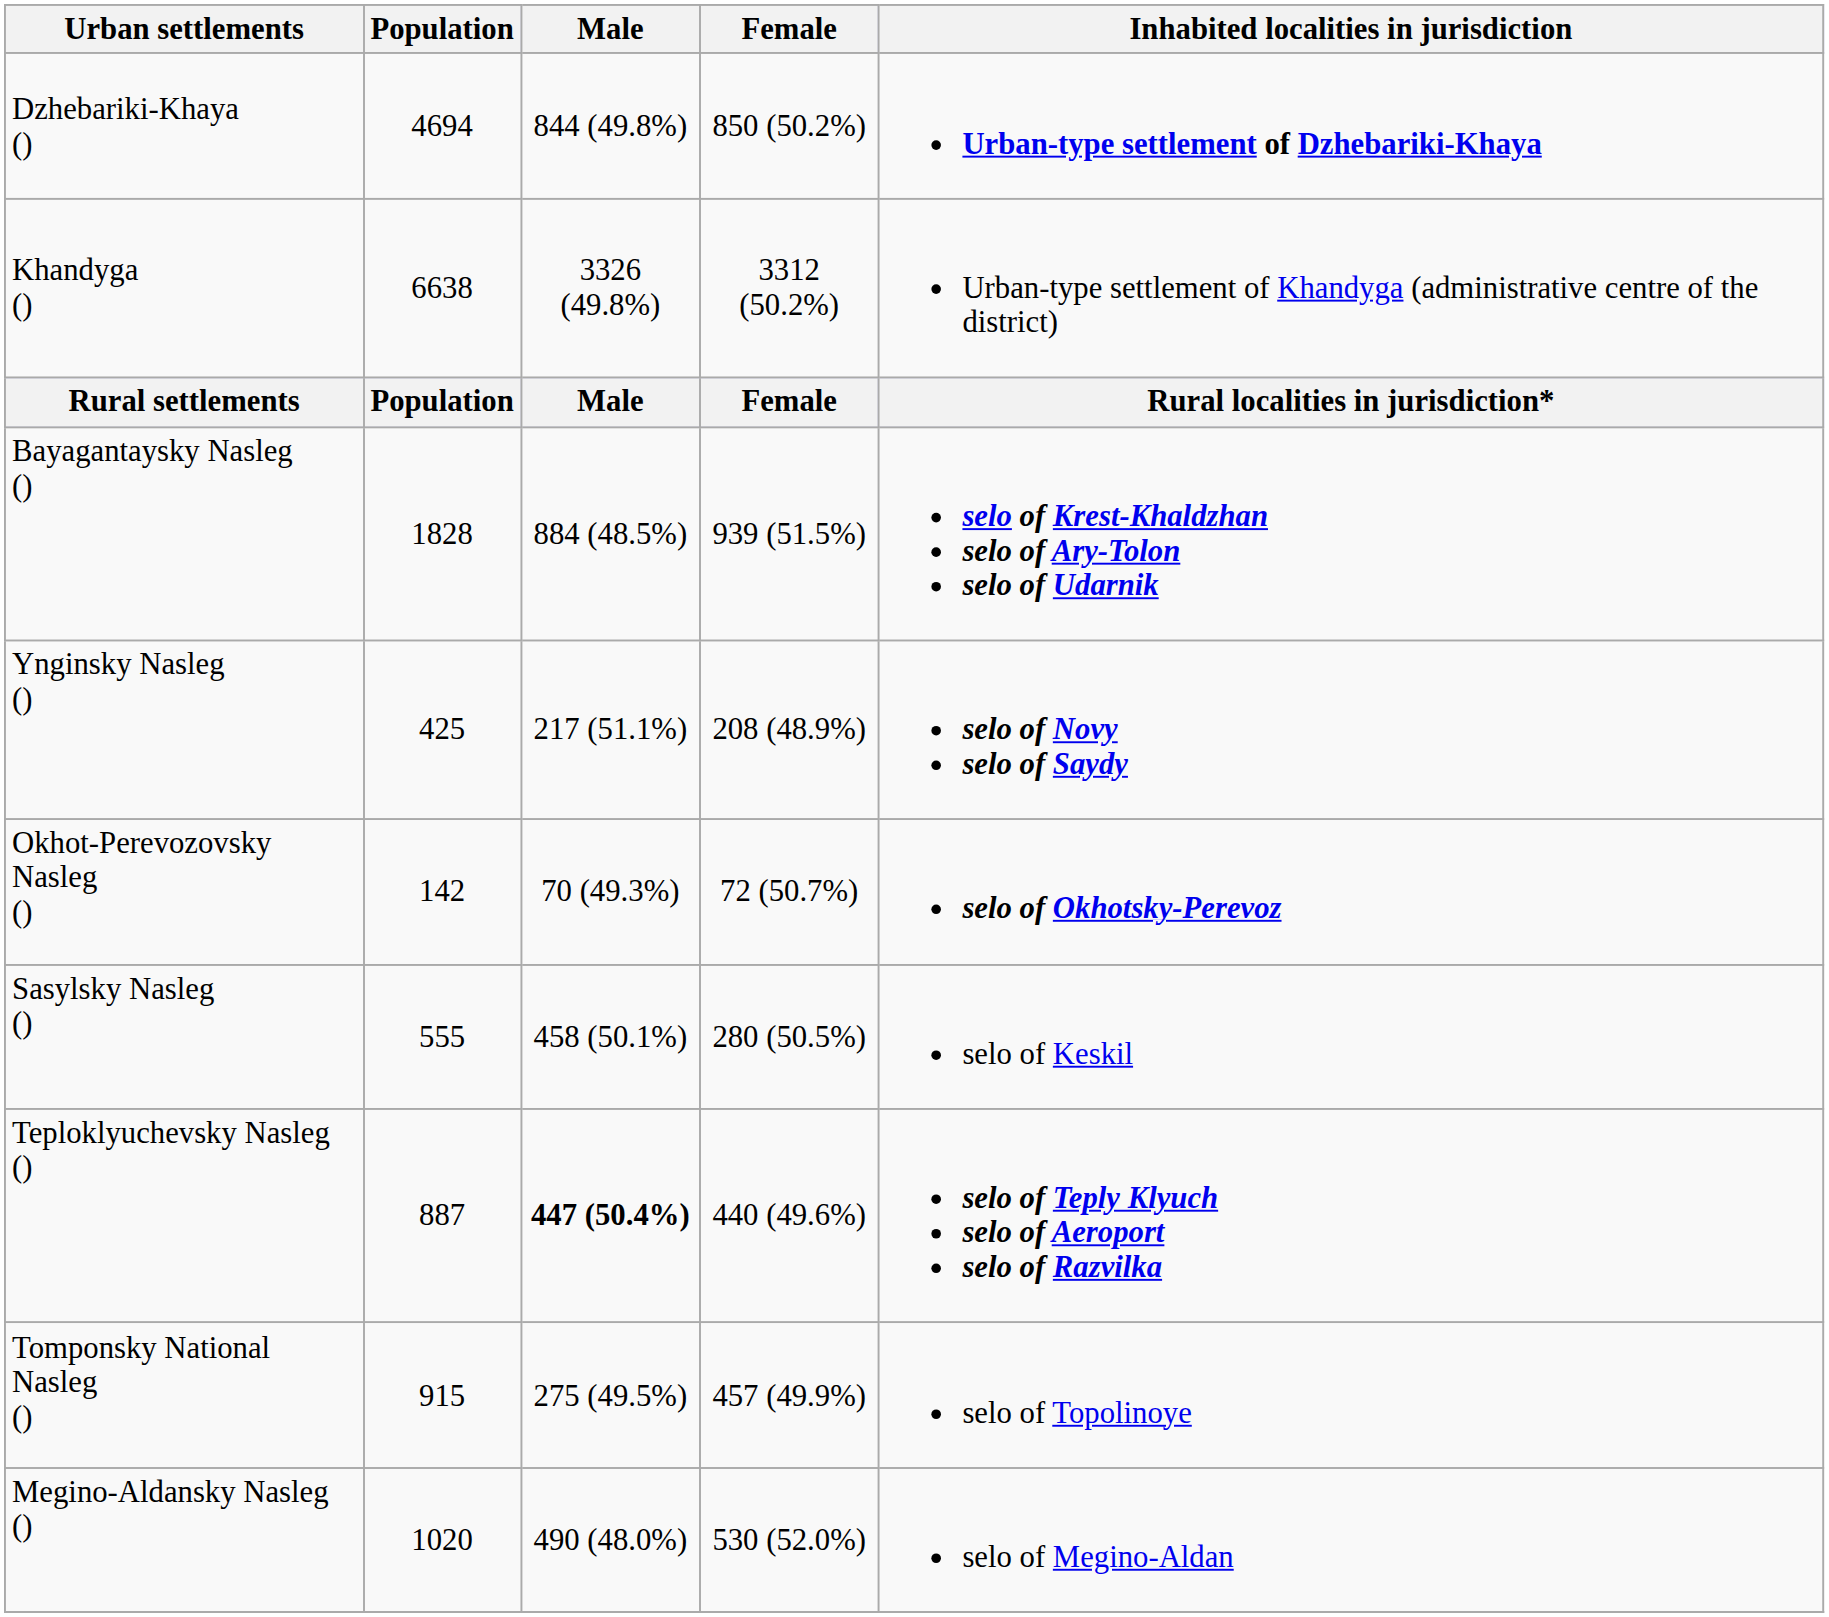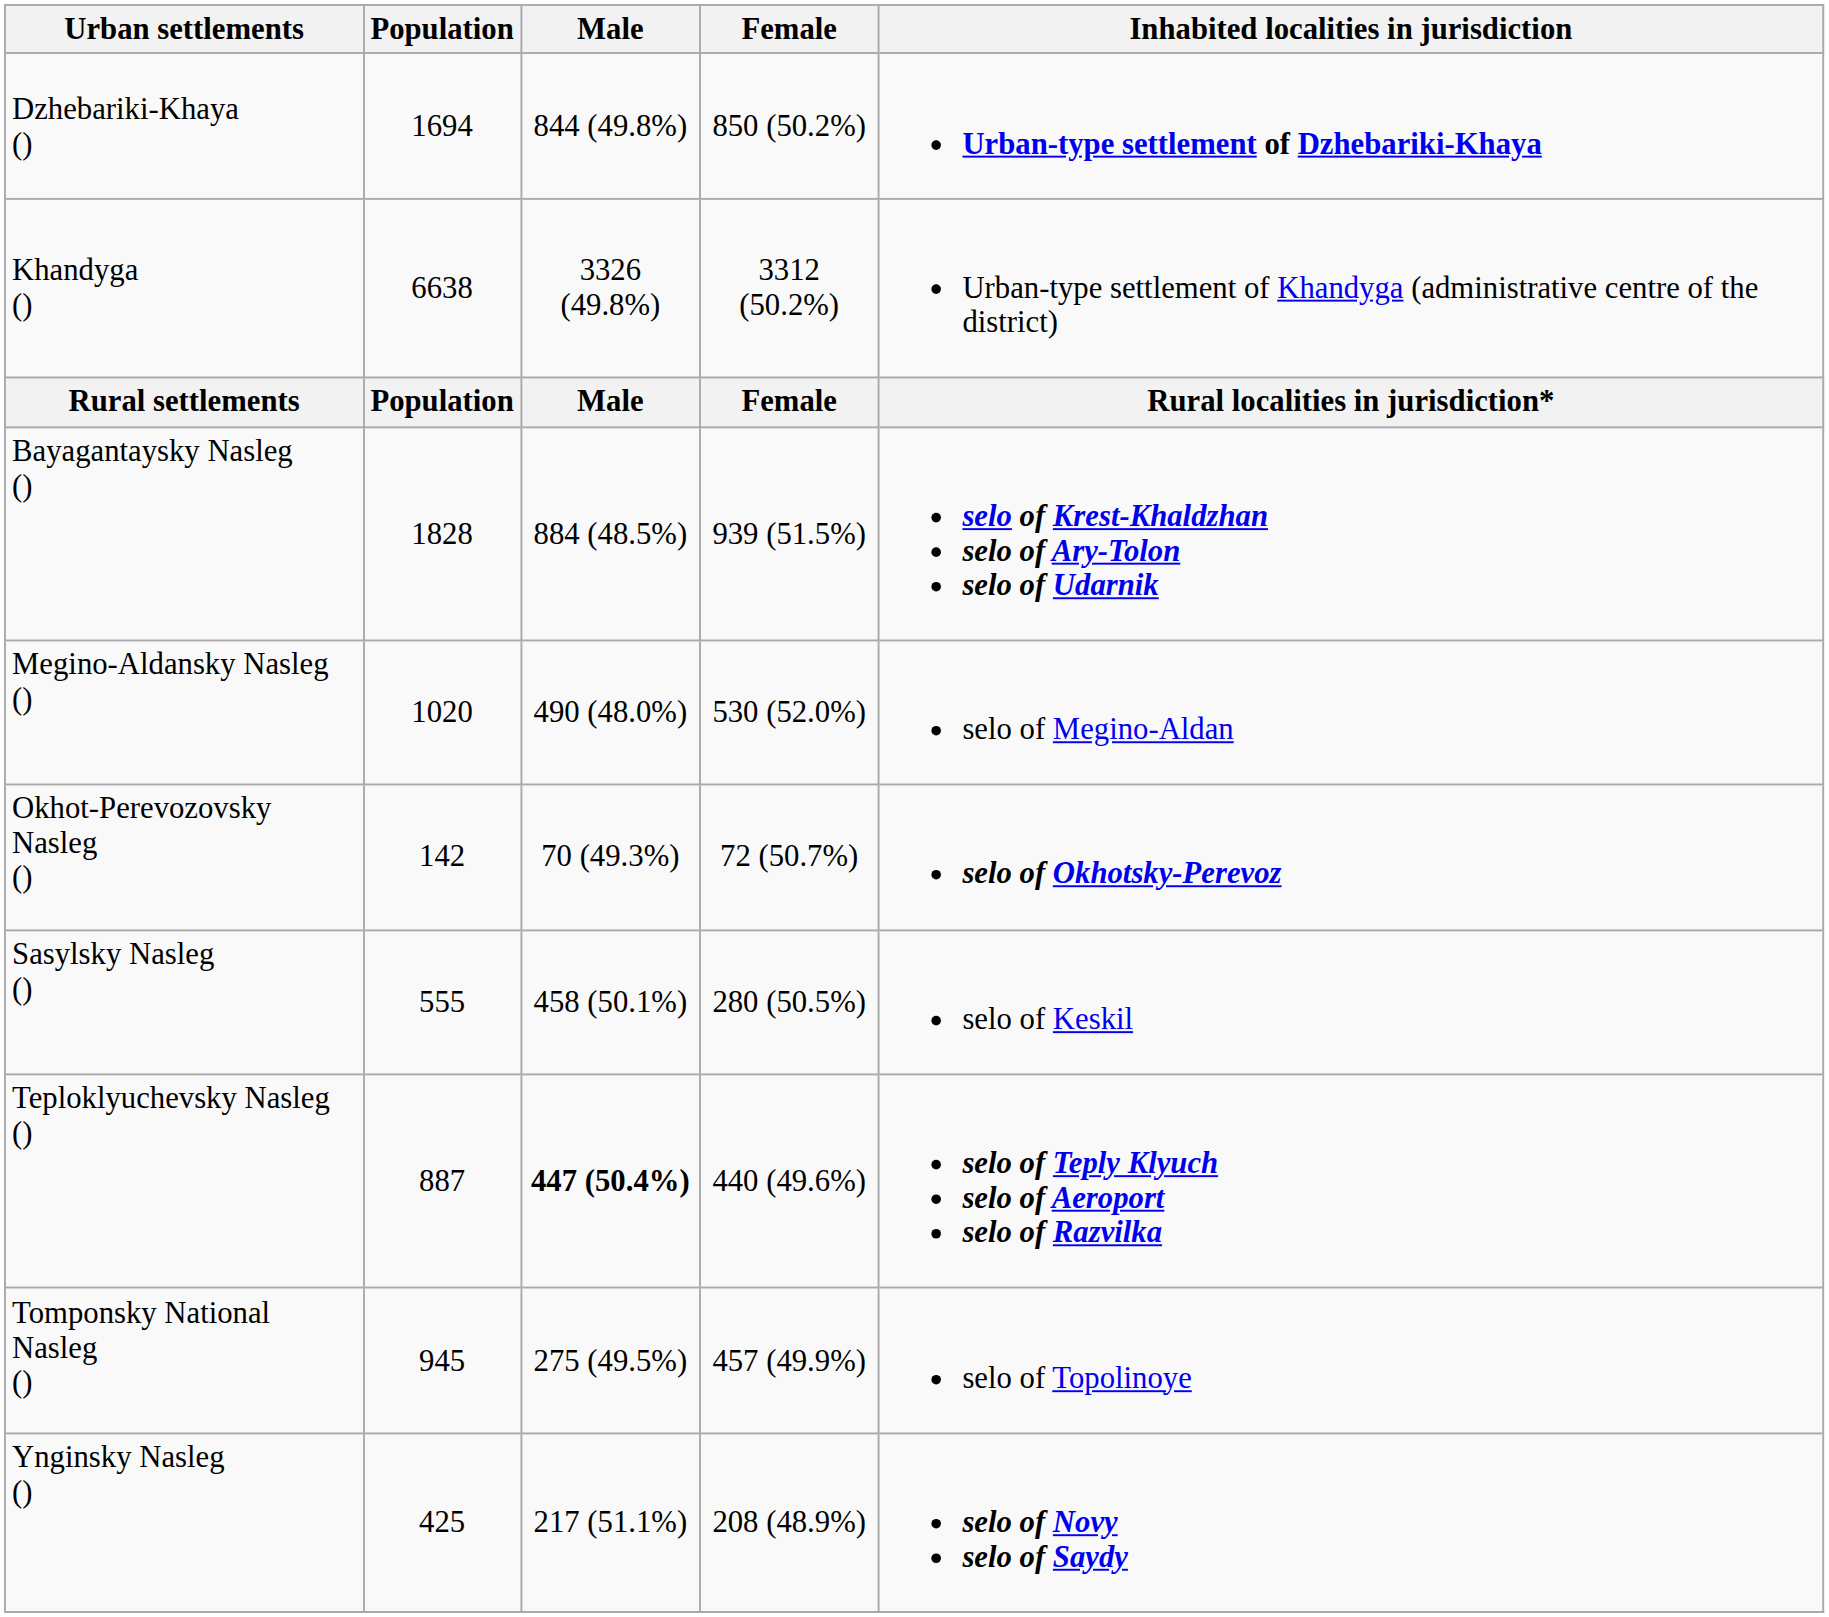(442, 125) 4694 -> (442, 125) 1694
rows swapped: (170, 1508) <-> (118, 681)
(442, 1394) 915 -> (442, 1360) 945
